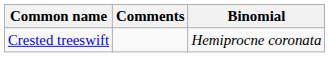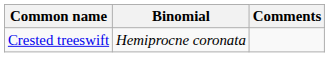columns swapped: (256, 16) <-> (150, 16)
